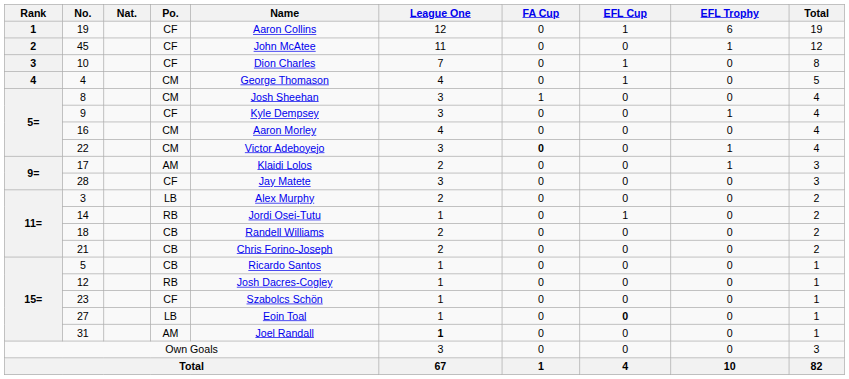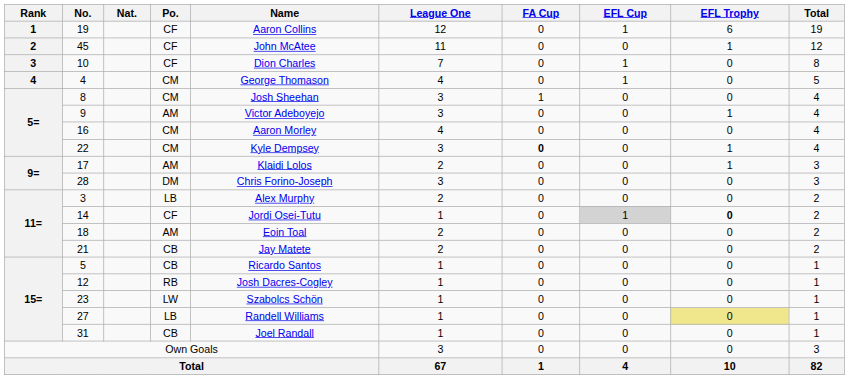(170, 114) CF -> (170, 114) AM
(285, 114) Kyle Dempsey -> (285, 114) Victor Adeboyejo
(285, 148) Victor Adeboyejo -> (285, 148) Kyle Dempsey
(170, 181) CF -> (170, 181) DM
(285, 181) Jay Matete -> (285, 181) Chris Forino-Joseph
(170, 215) RB -> (170, 215) CF
(625, 215) no background -> (625, 215) lightgrey background
(730, 215) normal -> (730, 215) bold
(170, 232) CB -> (170, 232) AM
(285, 232) Randell Williams -> (285, 232) Eoin Toal
(285, 249) Chris Forino-Joseph -> (285, 249) Jay Matete
(170, 299) CF -> (170, 299) LW
(285, 316) Eoin Toal -> (285, 316) Randell Williams
(625, 316) bold -> (625, 316) normal
(730, 316) no background -> (730, 316) khaki background
(170, 333) AM -> (170, 333) CB
(440, 333) bold -> (440, 333) normal
